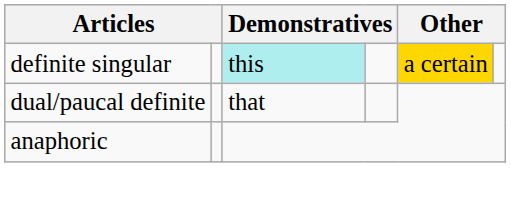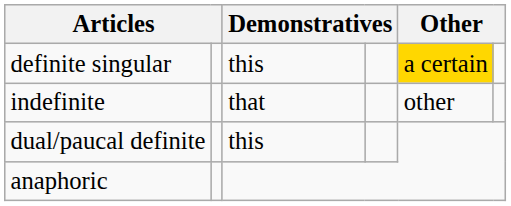(246, 63) paleturquoise background -> (246, 63) no background
+ row: (58, 102)
(247, 102) that -> (246, 141) this
